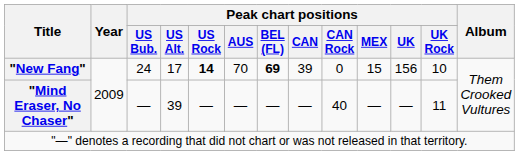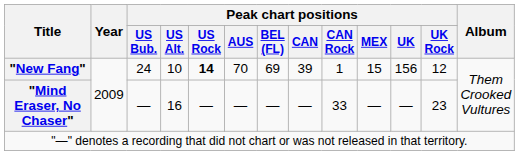(174, 69) 17 -> (174, 69) 10
(273, 69) bold -> (273, 69) normal
(340, 69) 0 -> (340, 69) 1
(439, 69) 10 -> (439, 69) 12
(174, 105) 39 -> (174, 105) 16
(340, 105) 40 -> (340, 105) 33
(439, 105) 11 -> (439, 105) 23
